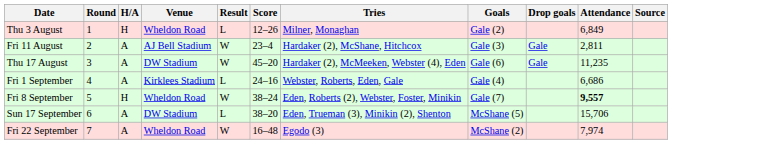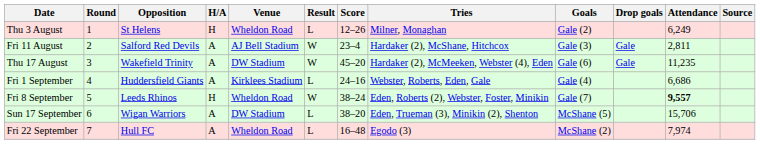+ column: (162, 13)
(592, 30) 6,849 -> (679, 30) 6,249
(225, 131) W -> (310, 131) L
